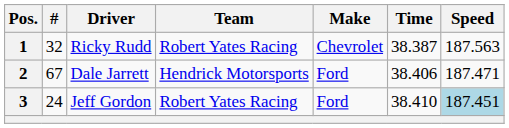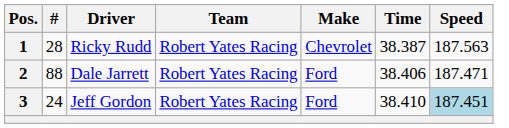(54, 46) 32 -> (54, 46) 28
(54, 74) 67 -> (54, 74) 88
(234, 74) Hendrick Motorsports -> (228, 74) Robert Yates Racing
